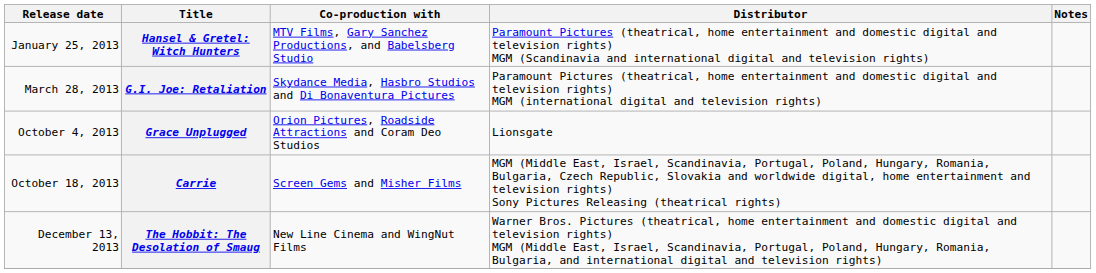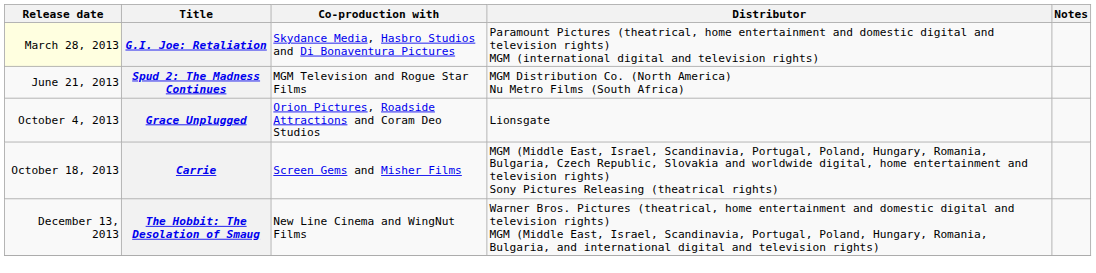- row: (196, 45)
(72, 89) no background -> (72, 45) lightyellow background
+ row: (196, 82)
